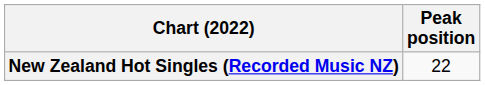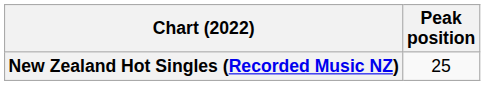(441, 66) 22 -> (441, 66) 25
